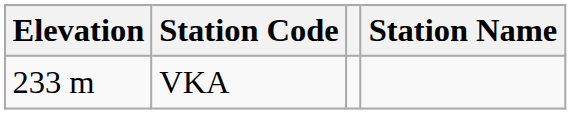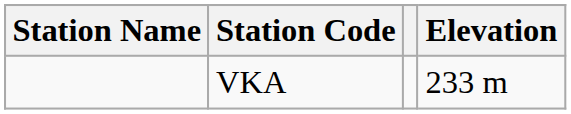columns swapped: (463, 30) <-> (78, 30)
